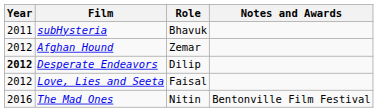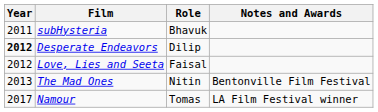- row: (75, 47)
(20, 99) 2016 -> (20, 82) 2013
+ row: (56, 99)
